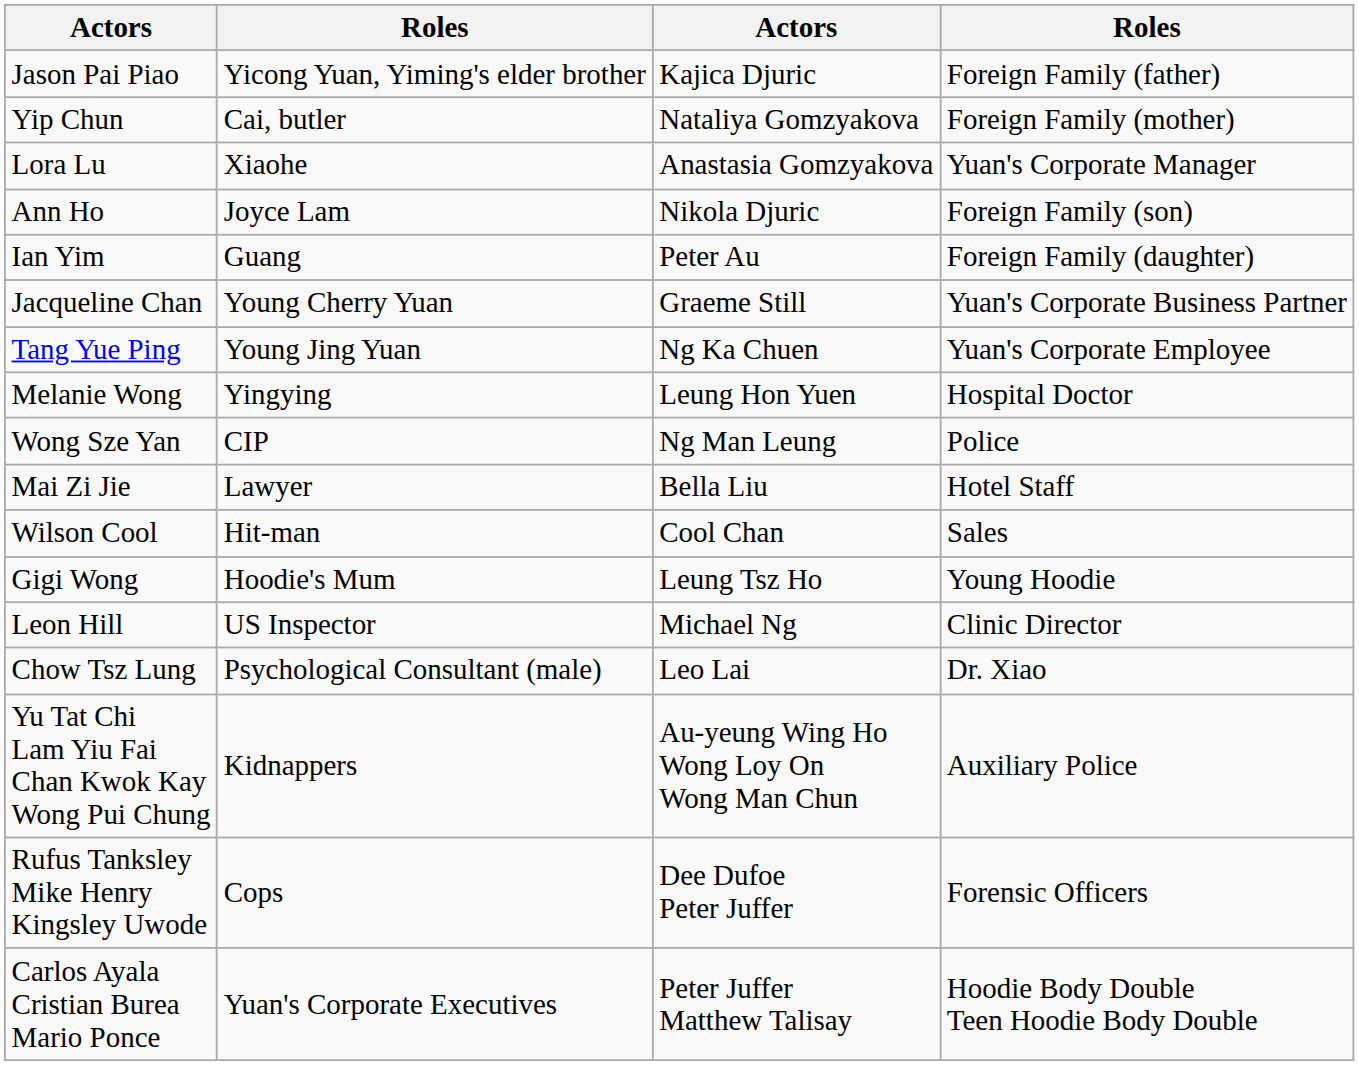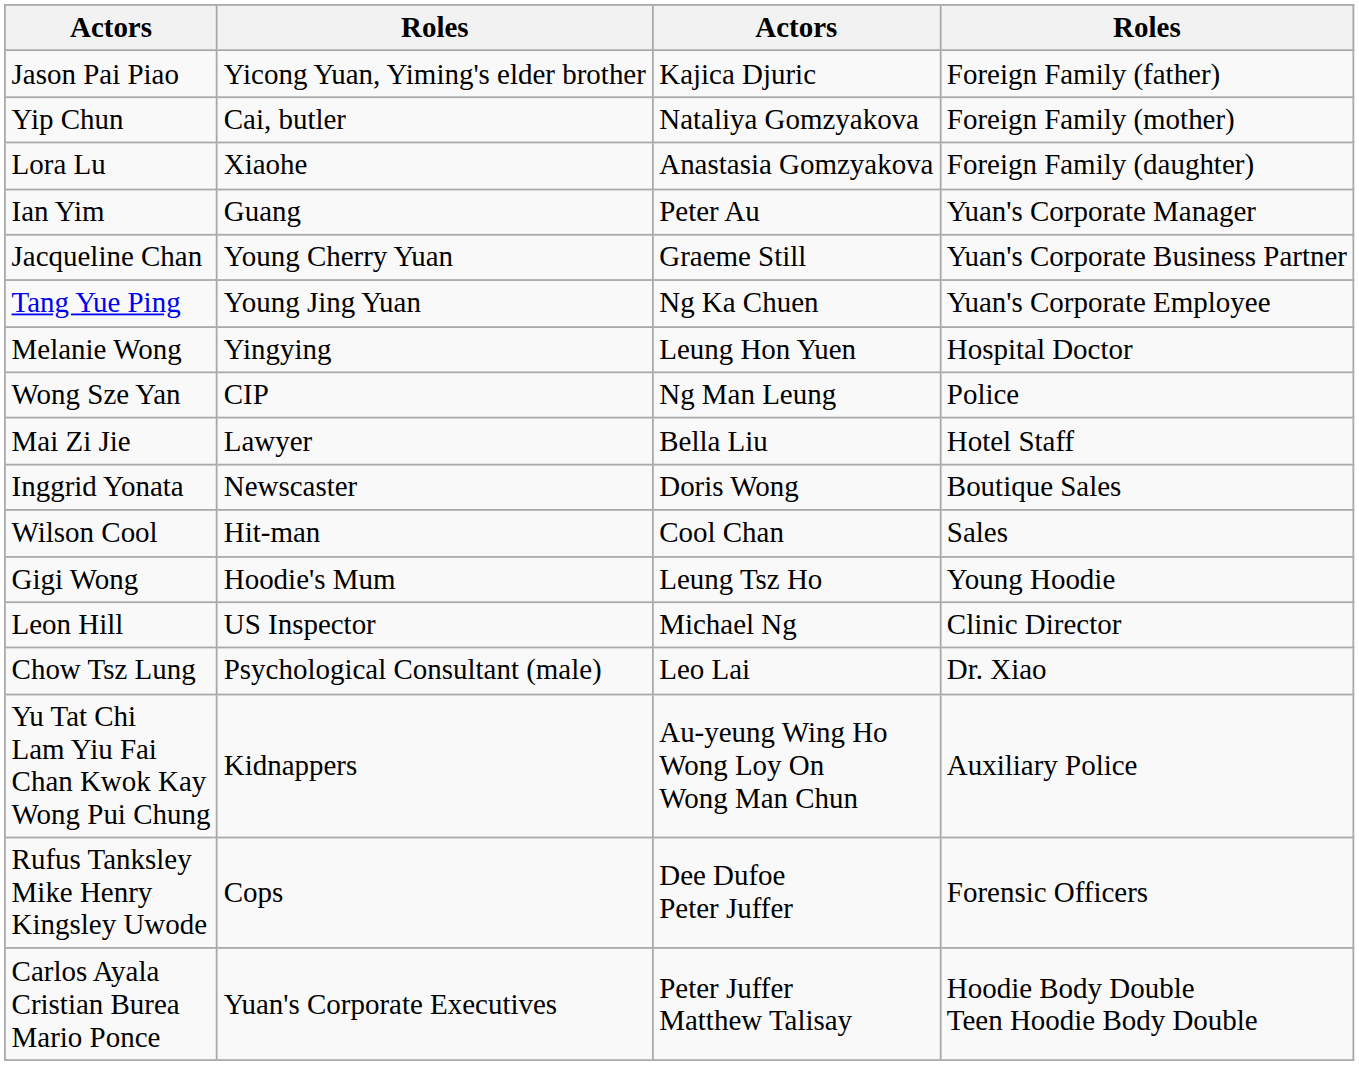(1101, 165) Yuan's Corporate Manager -> (1100, 165) Foreign Family (daughter)
- row: (58, 211)
(1100, 257) Foreign Family (daughter) -> (1101, 211) Yuan's Corporate Manager
+ row: (98, 486)
